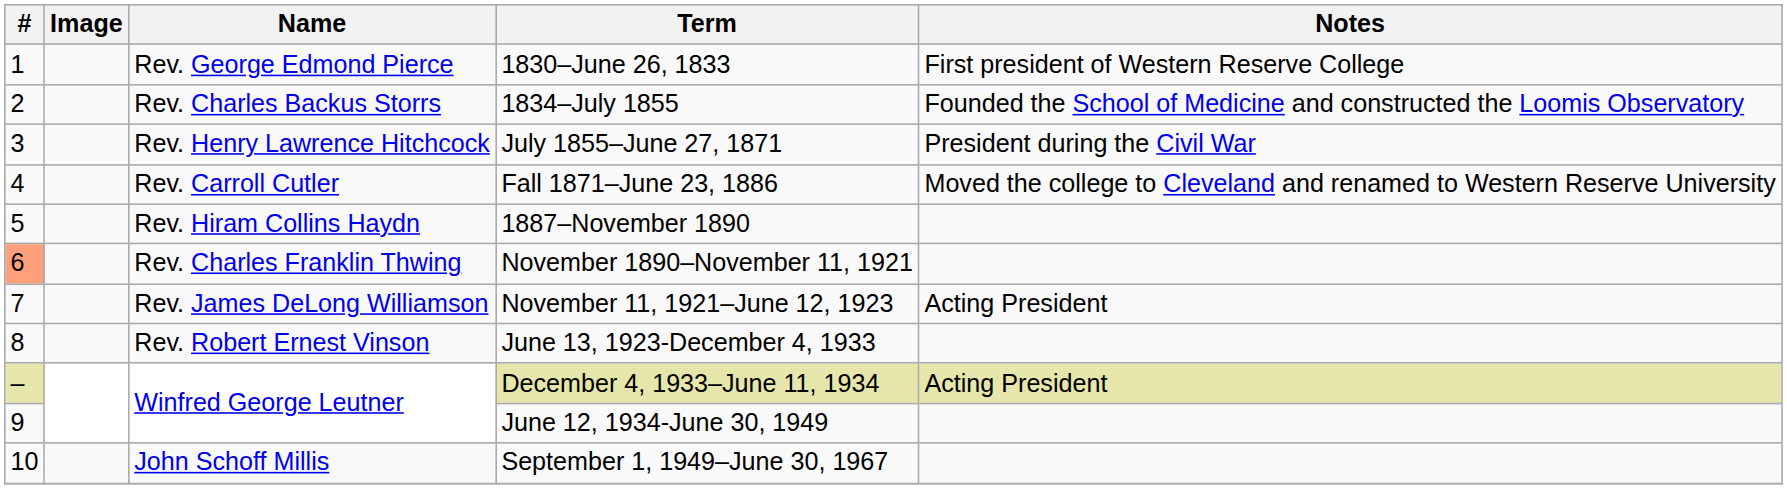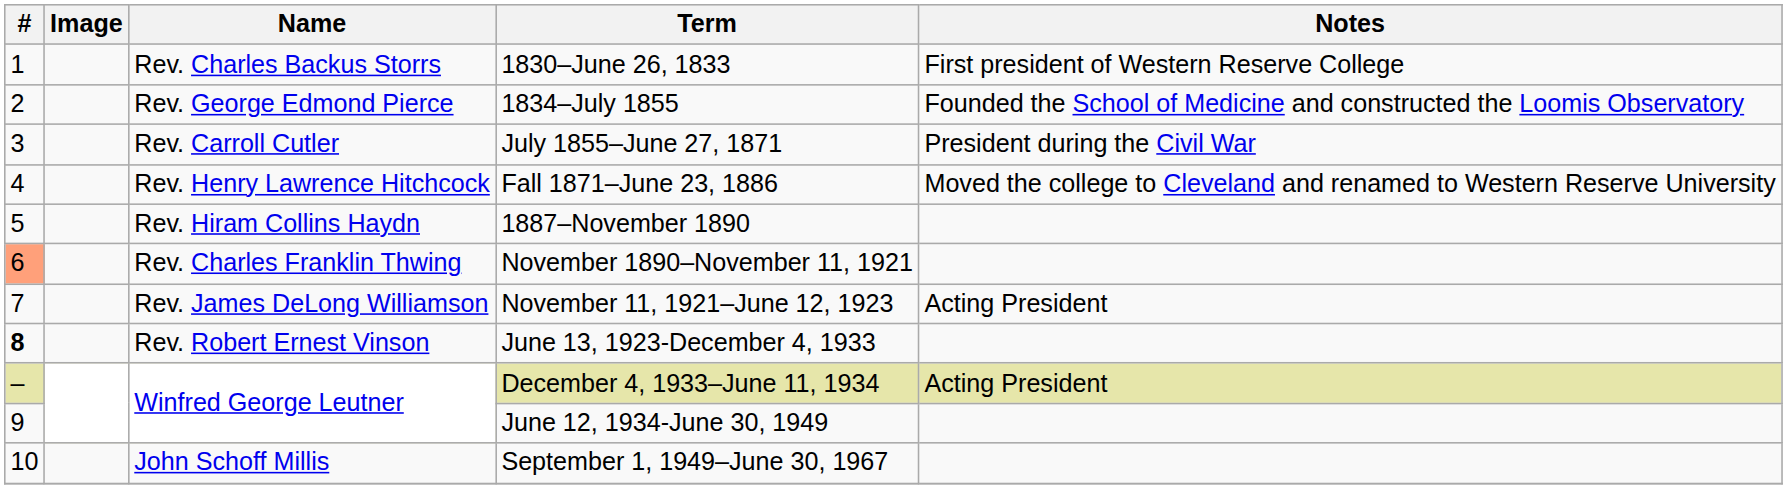(294, 64) Rev. George Edmond Pierce -> (288, 64) Rev. Charles Backus Storrs
(288, 104) Rev. Charles Backus Storrs -> (294, 104) Rev. George Edmond Pierce
(312, 143) Rev. Henry Lawrence Hitchcock -> (237, 143) Rev. Carroll Cutler
(237, 183) Rev. Carroll Cutler -> (312, 183) Rev. Henry Lawrence Hitchcock
(18, 343) normal -> (18, 343) bold
